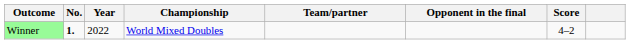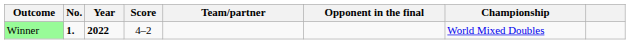columns swapped: (194, 13) <-> (566, 13)
(98, 30) normal -> (98, 30) bold
